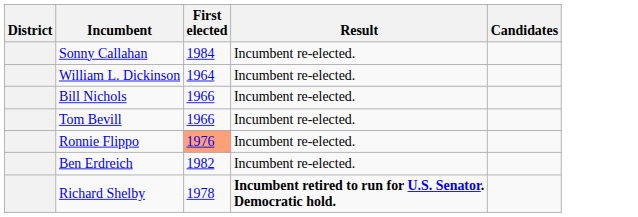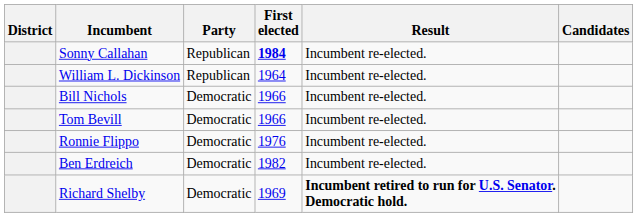+ column: (219, 31)
(200, 53) normal -> (272, 53) bold
(200, 141) lightsalmon background -> (272, 141) no background
(200, 193) 1978 -> (272, 193) 1969
